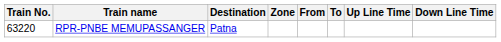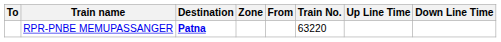columns swapped: (29, 12) <-> (336, 12)
(223, 28) normal -> (192, 28) bold
